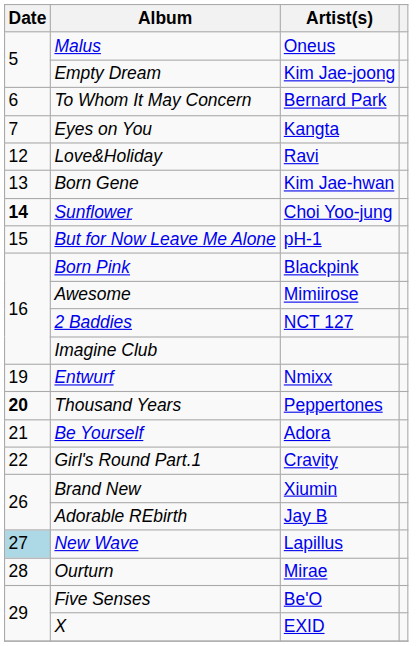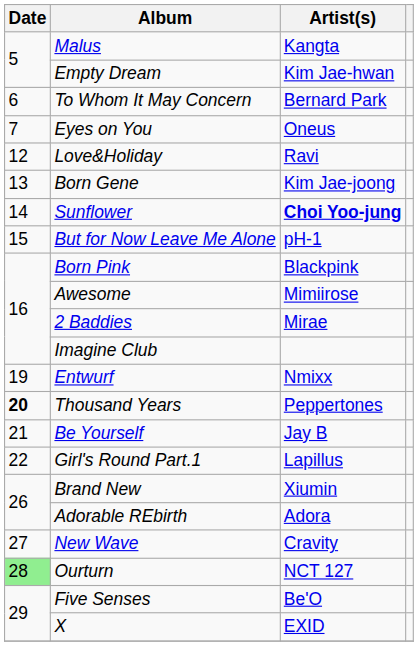(309, 45) Oneus -> (311, 45) Kangta
(340, 73) Kim Jae-joong -> (339, 73) Kim Jae-hwan
(311, 128) Kangta -> (309, 128) Oneus
(339, 184) Kim Jae-hwan -> (340, 184) Kim Jae-joong
(18, 211) bold -> (18, 211) normal
(338, 211) normal -> (343, 211) bold
(319, 322) NCT 127 -> (306, 322) Mirae
(307, 433) Adora -> (306, 433) Jay B
(311, 460) Cravity -> (313, 460) Lapillus
(306, 516) Jay B -> (307, 516) Adora
(18, 543) lightblue background -> (18, 543) no background
(313, 543) Lapillus -> (311, 543) Cravity
(18, 571) no background -> (18, 571) lightgreen background
(306, 571) Mirae -> (319, 571) NCT 127
